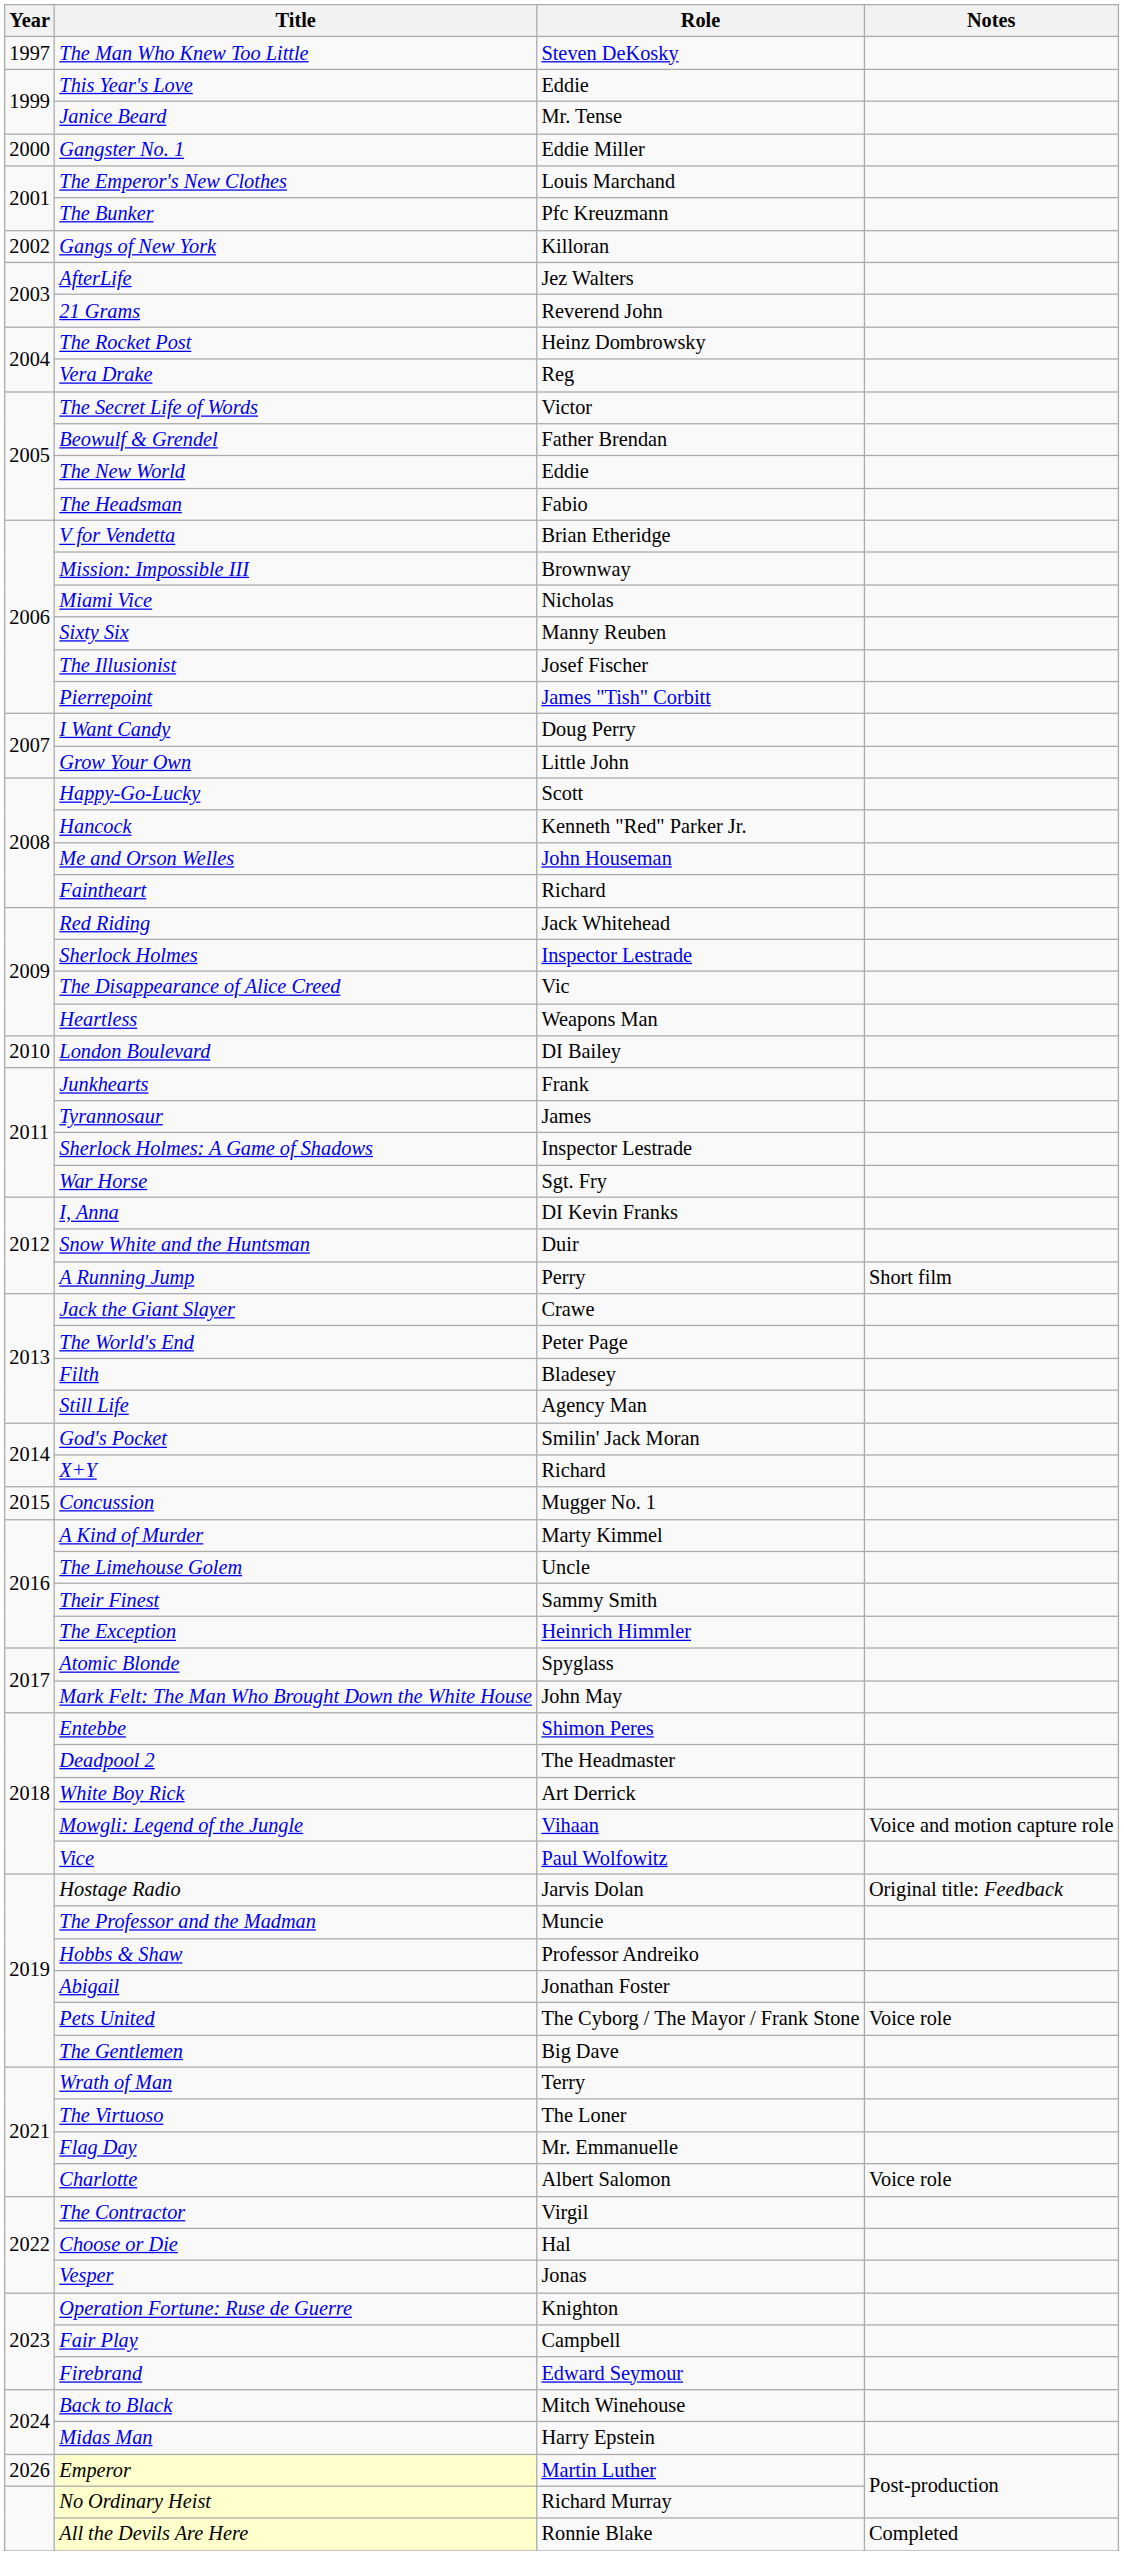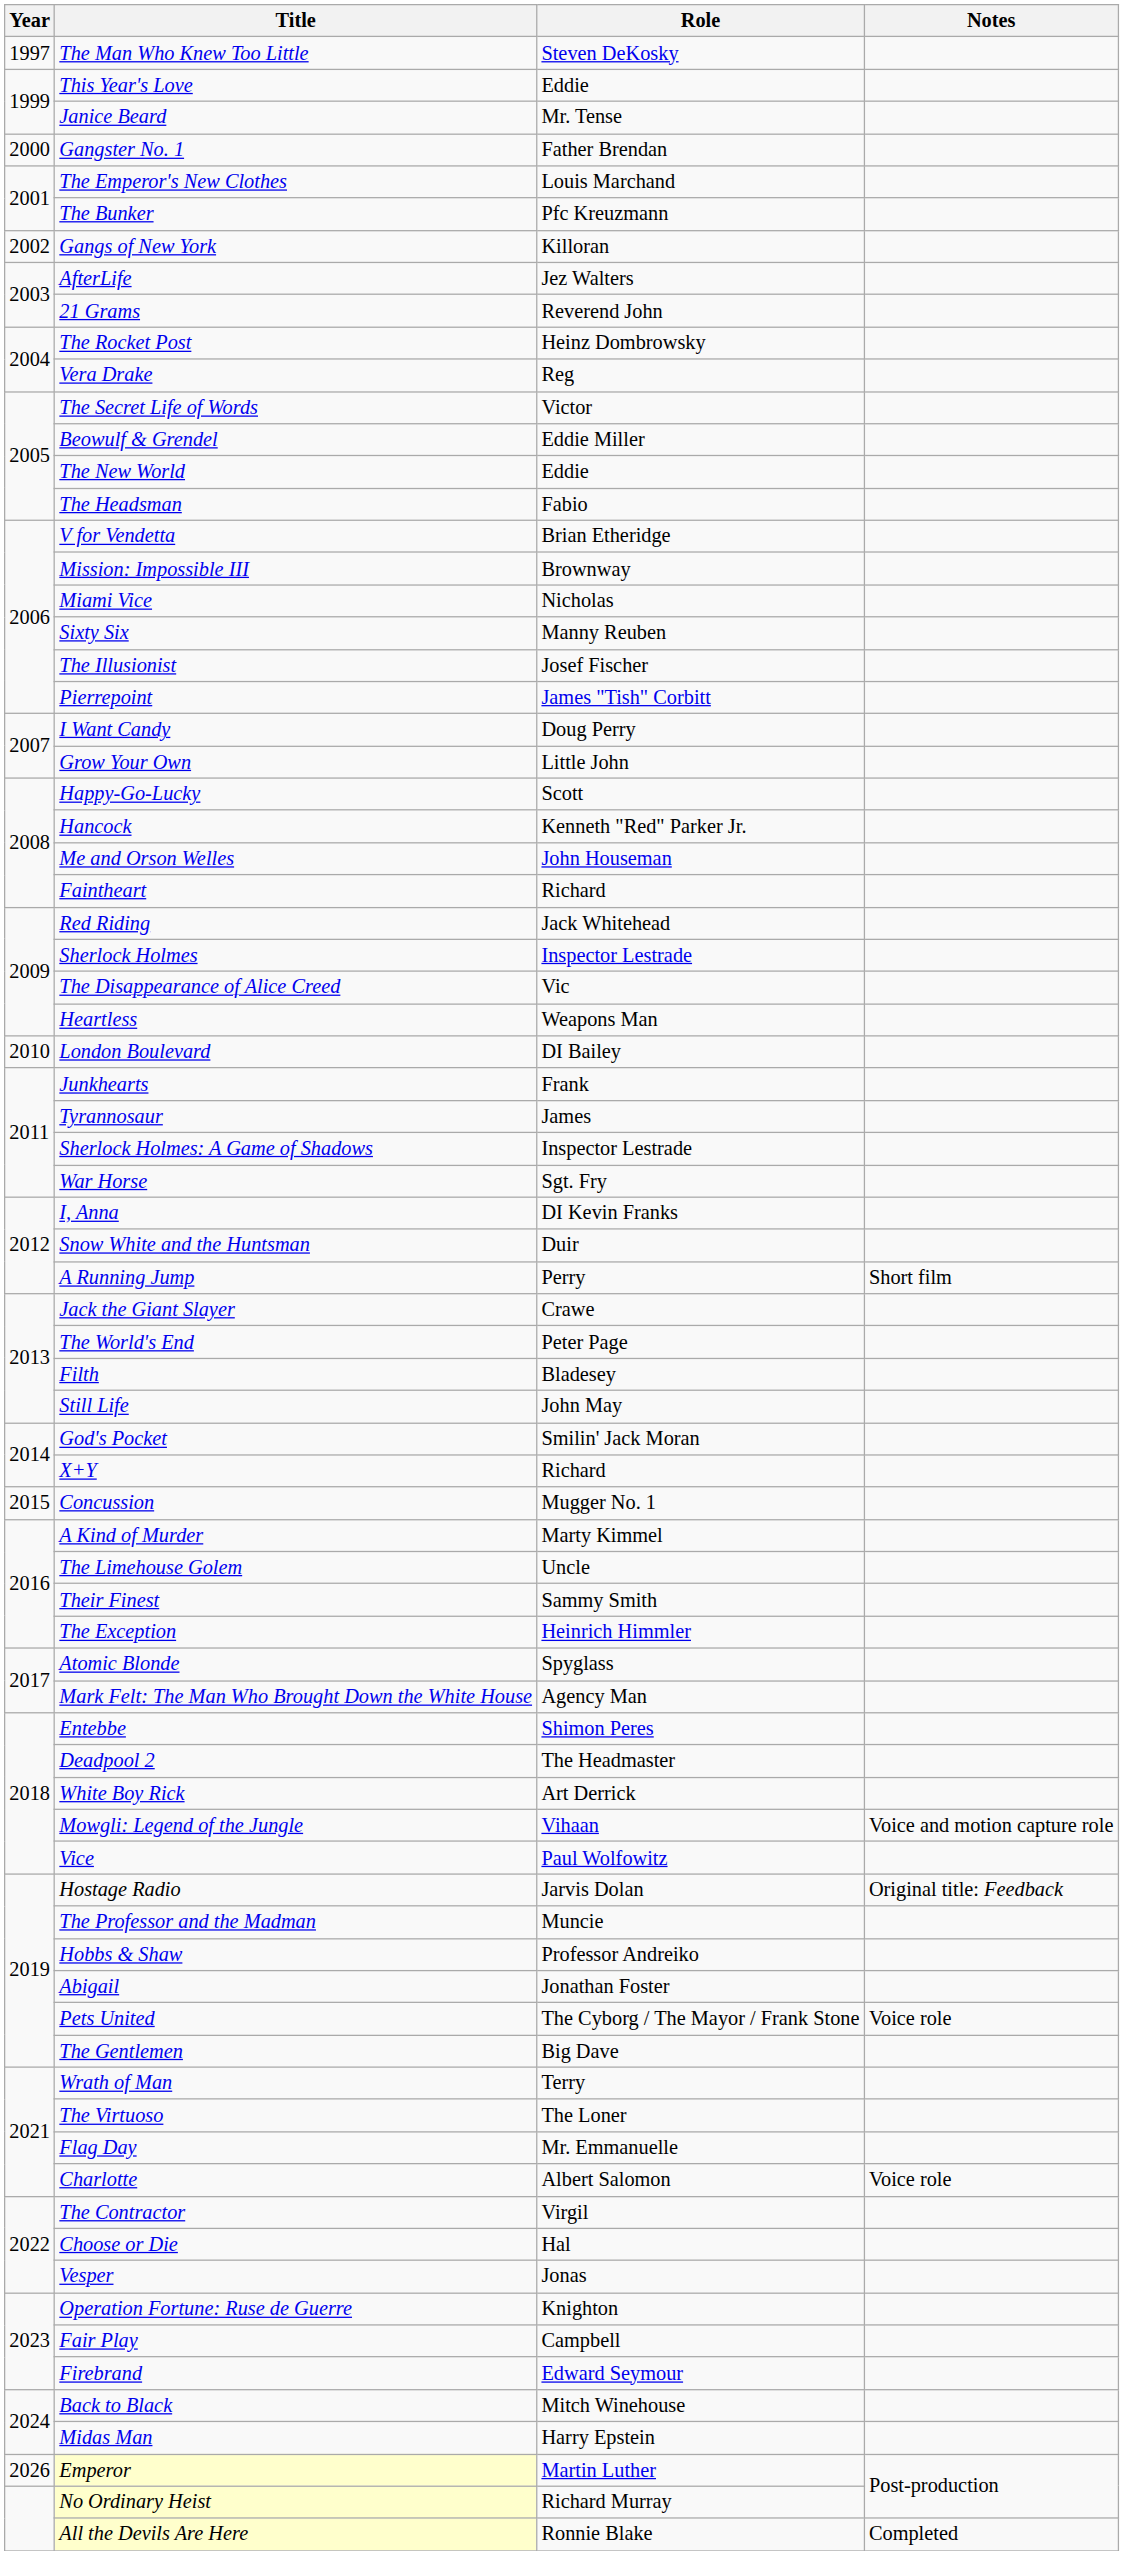(593, 149) Eddie Miller -> (604, 149) Father Brendan
(604, 439) Father Brendan -> (593, 439) Eddie Miller
(594, 1406) Agency Man -> (582, 1406) John May
(582, 1696) John May -> (594, 1696) Agency Man
